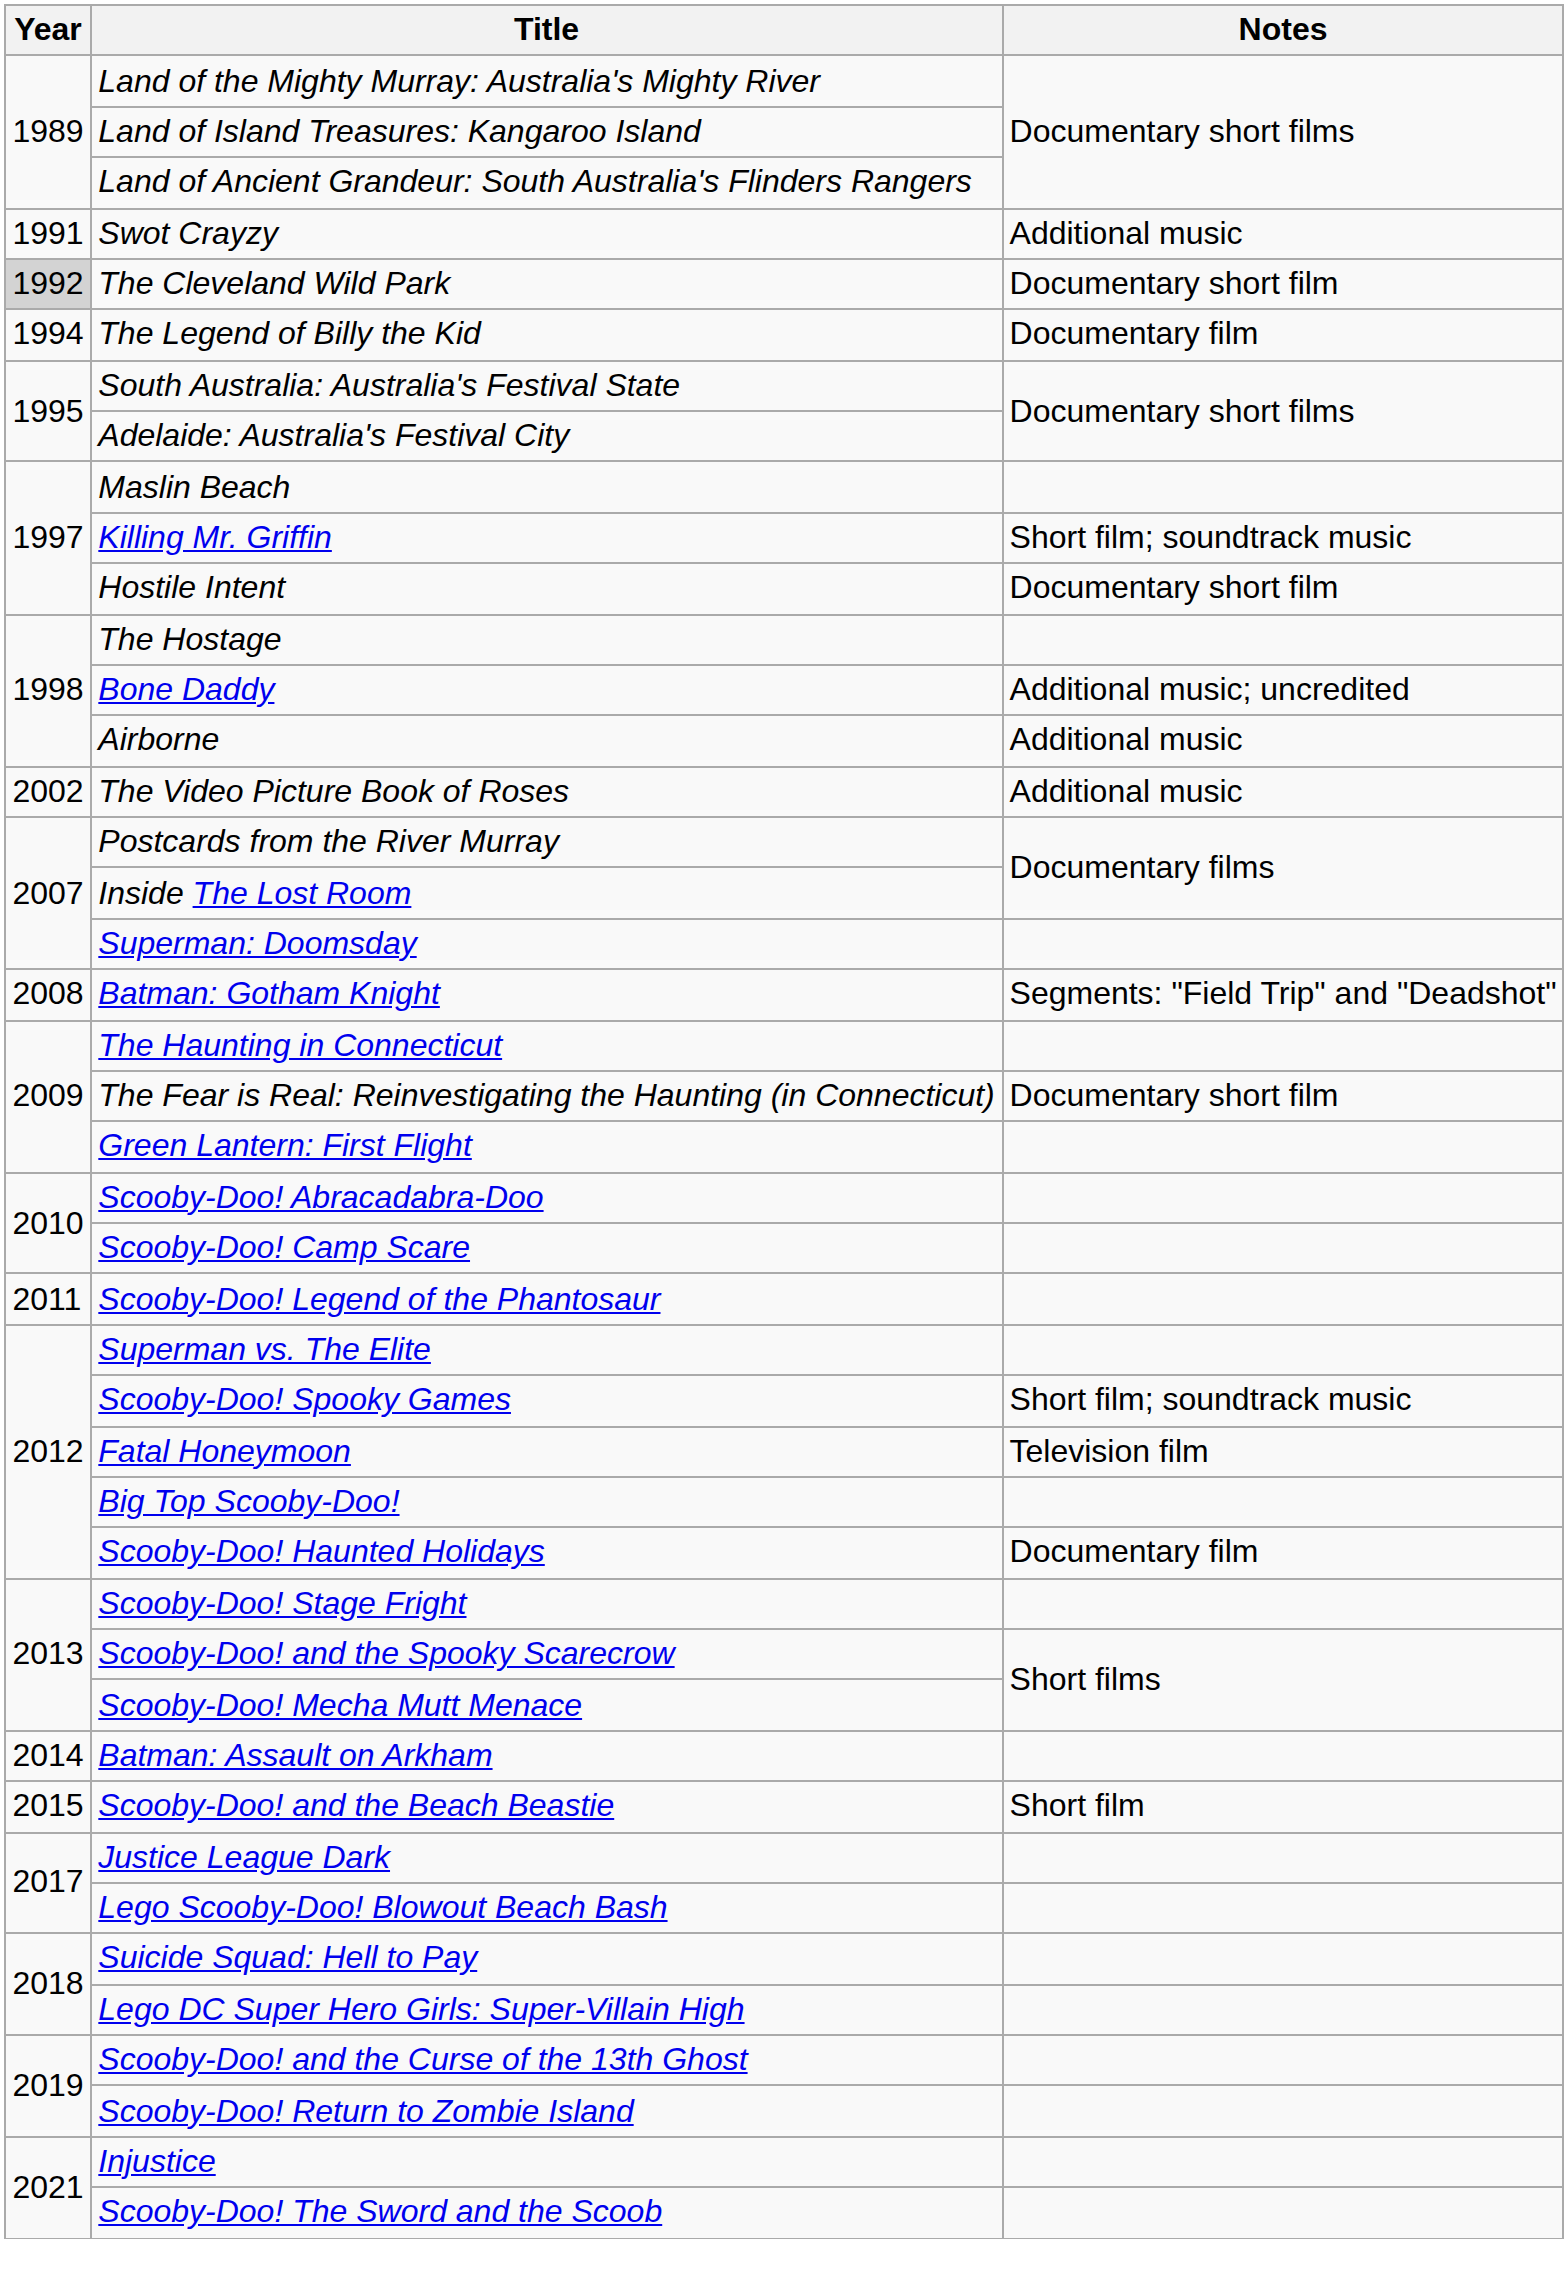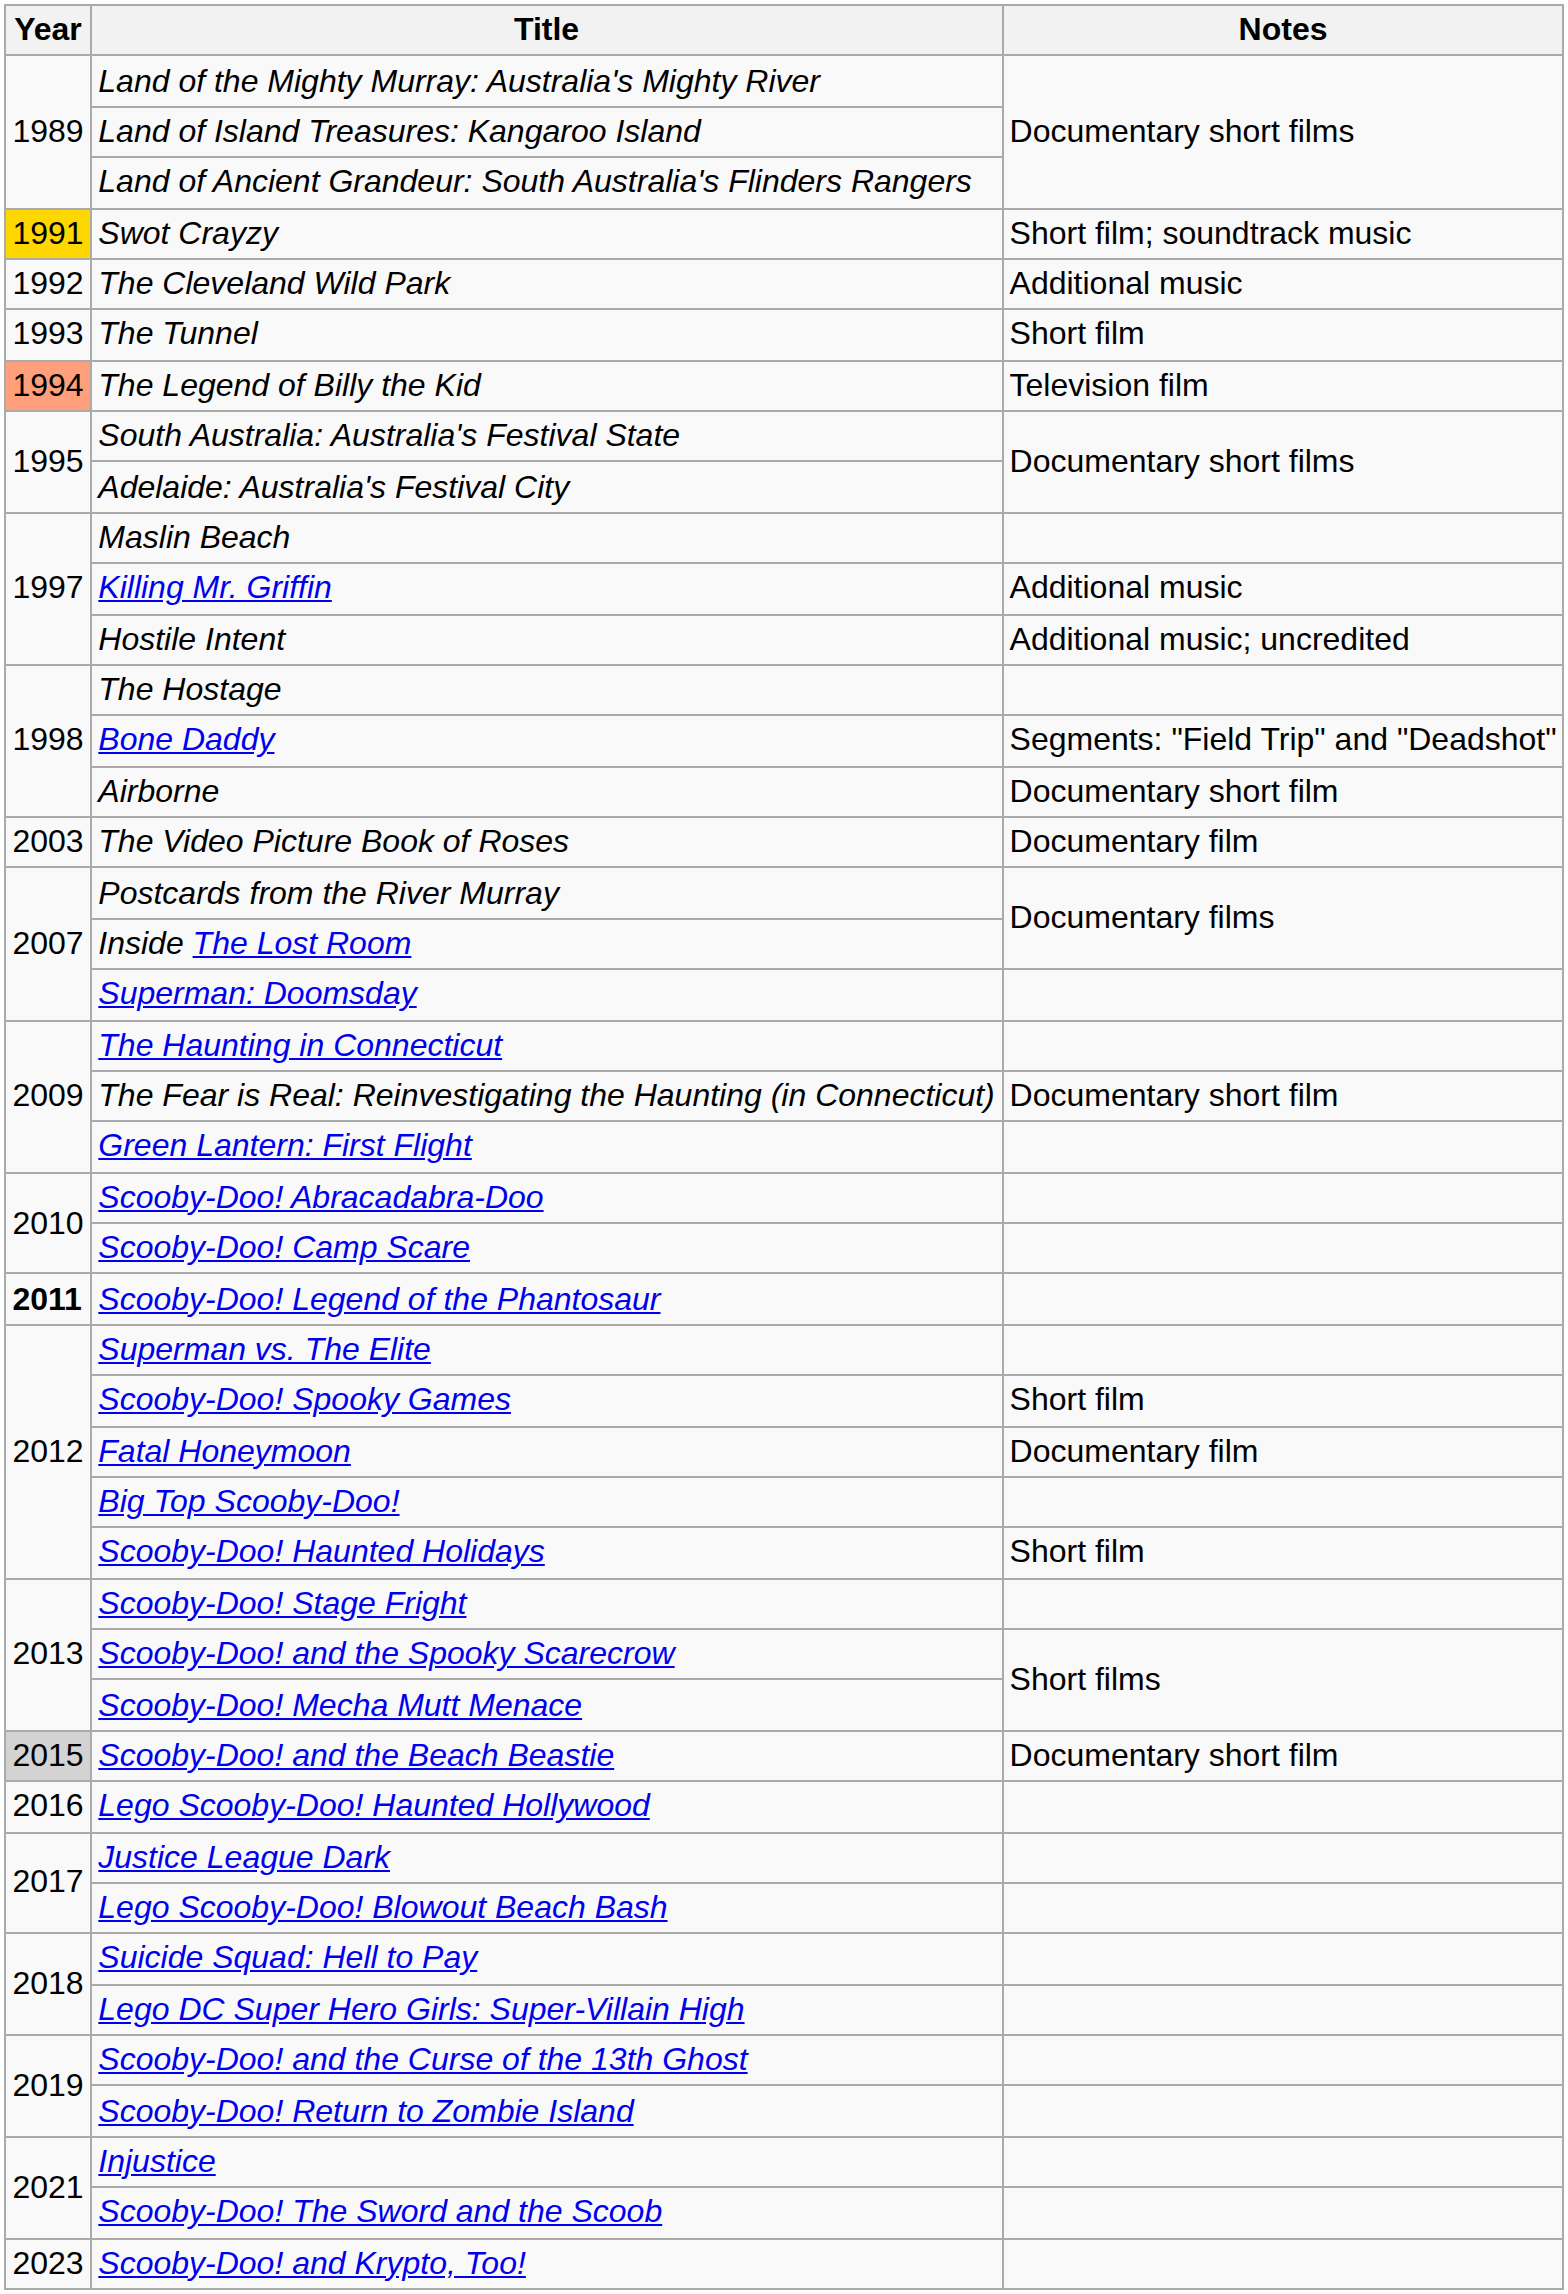(48, 232) no background -> (48, 232) gold background
(1126, 232) Additional music -> (1210, 232) Short film; soundtrack music
(48, 283) lightgrey background -> (48, 283) no background
(1174, 283) Documentary short film -> (1126, 283) Additional music
+ row: (178, 334)
(48, 334) no background -> (48, 385) lightsalmon background
(1134, 334) Documentary film -> (1109, 385) Television film
(1210, 537) Short film; soundtrack music -> (1126, 588) Additional music
(1174, 588) Documentary short film -> (1210, 638) Additional music; uncredited
(1210, 689) Additional music; uncredited -> (1283, 740) Segments: "Field Trip" and "Deadshot"
(1126, 740) Additional music -> (1174, 791) Documentary short film
(48, 791) 2002 -> (48, 841) 2003
(1126, 791) Additional music -> (1134, 841) Documentary film
- row: (269, 994)
(47, 1298) normal -> (47, 1298) bold
(1210, 1400) Short film; soundtrack music -> (1077, 1400) Short film
(1109, 1450) Television film -> (1134, 1450) Documentary film
(1134, 1552) Documentary film -> (1077, 1552) Short film
- row: (295, 1755)
(48, 1806) no background -> (48, 1755) lightgrey background
(1077, 1806) Short film -> (1174, 1755) Documentary short film
+ row: (374, 1806)
+ row: (312, 2262)
